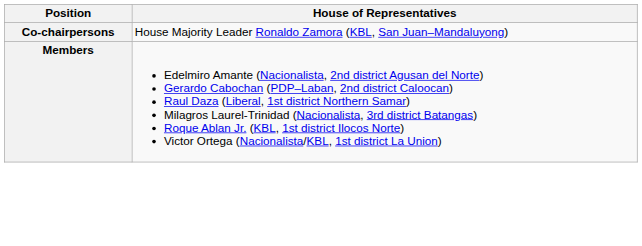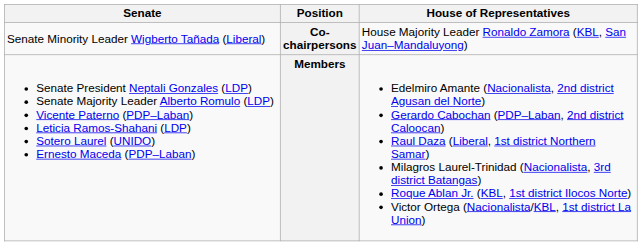+ column: (142, 13)
